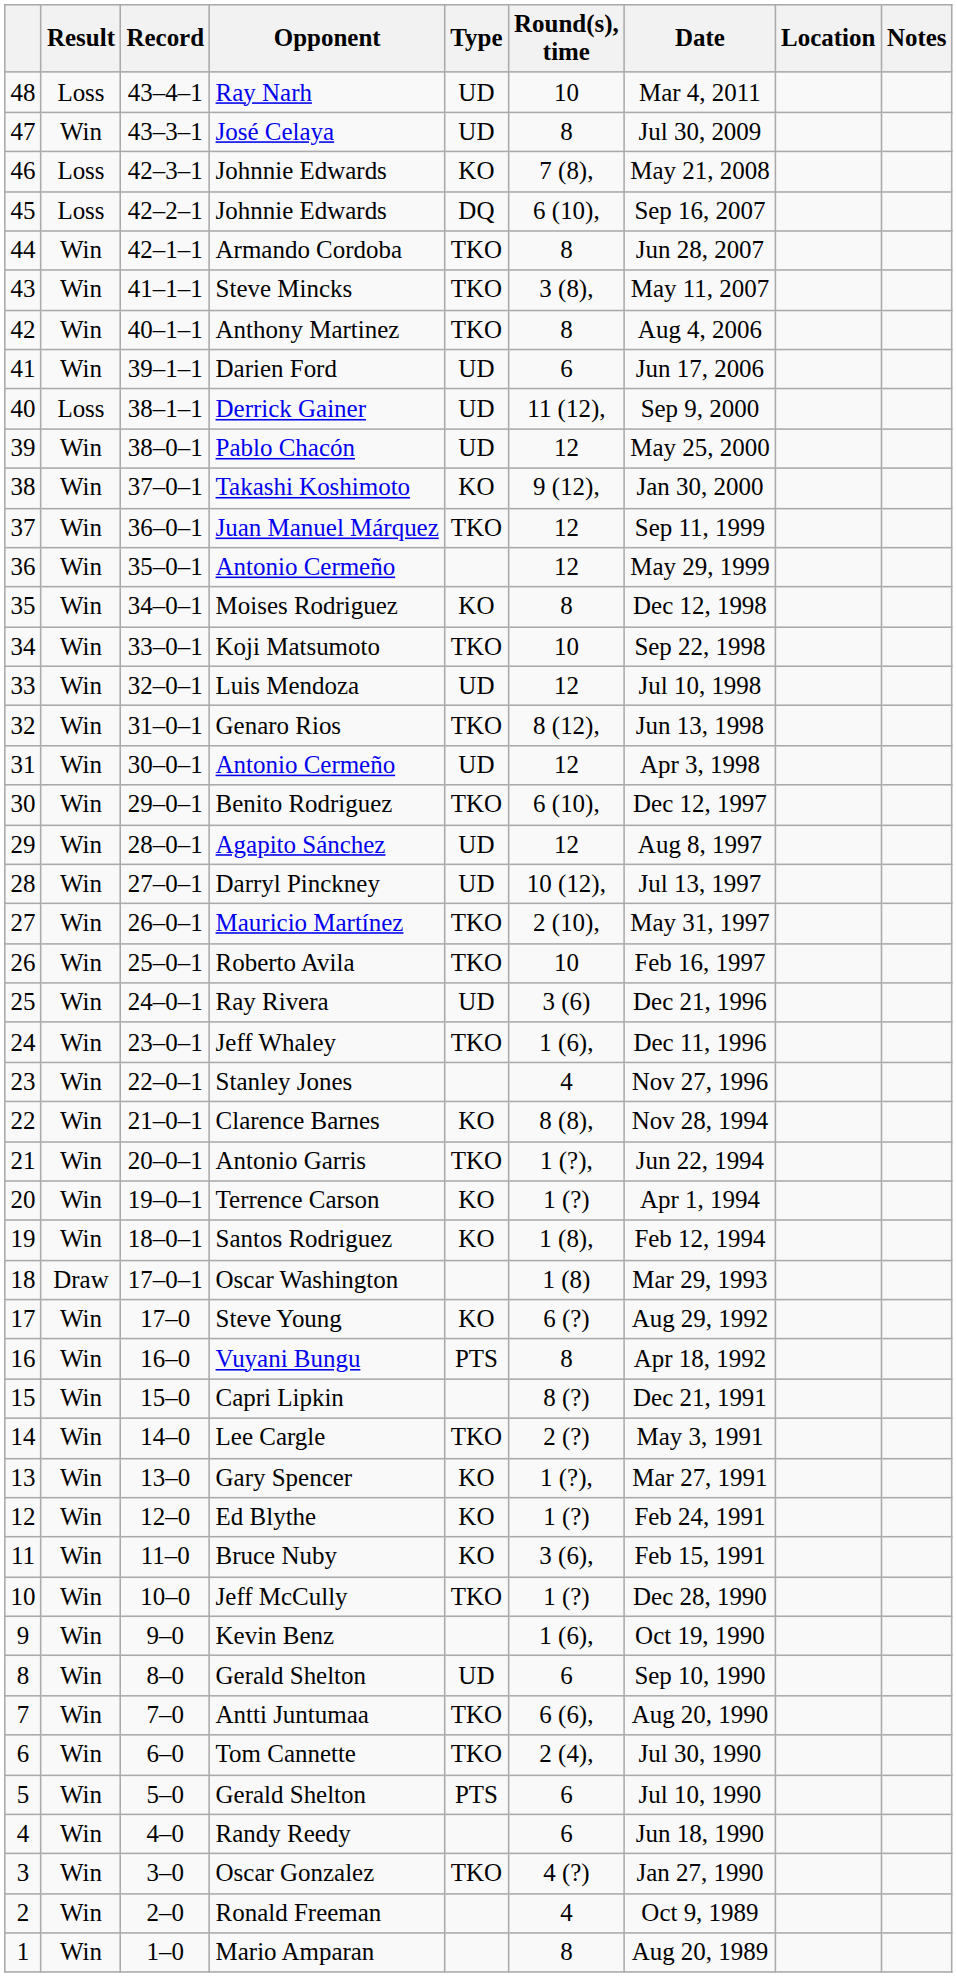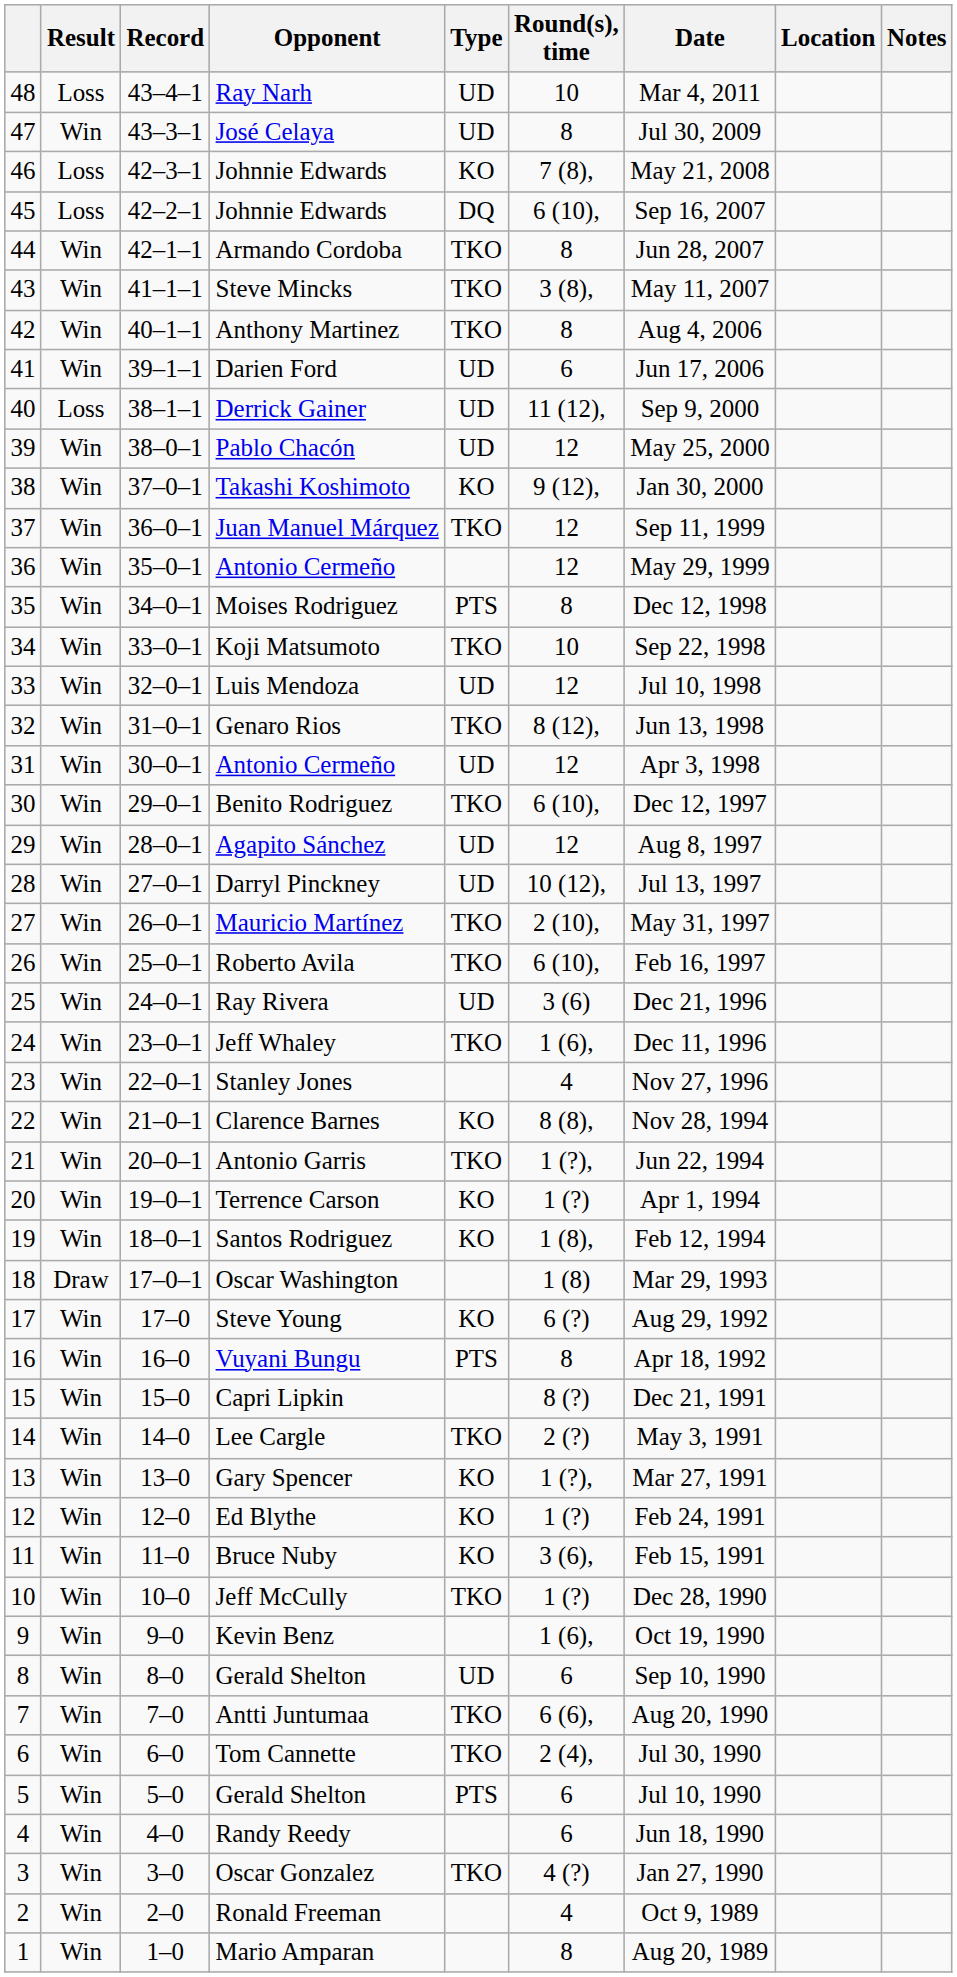(476, 606) KO -> (476, 606) PTS
(566, 962) 10 -> (566, 962) 6 (10),
